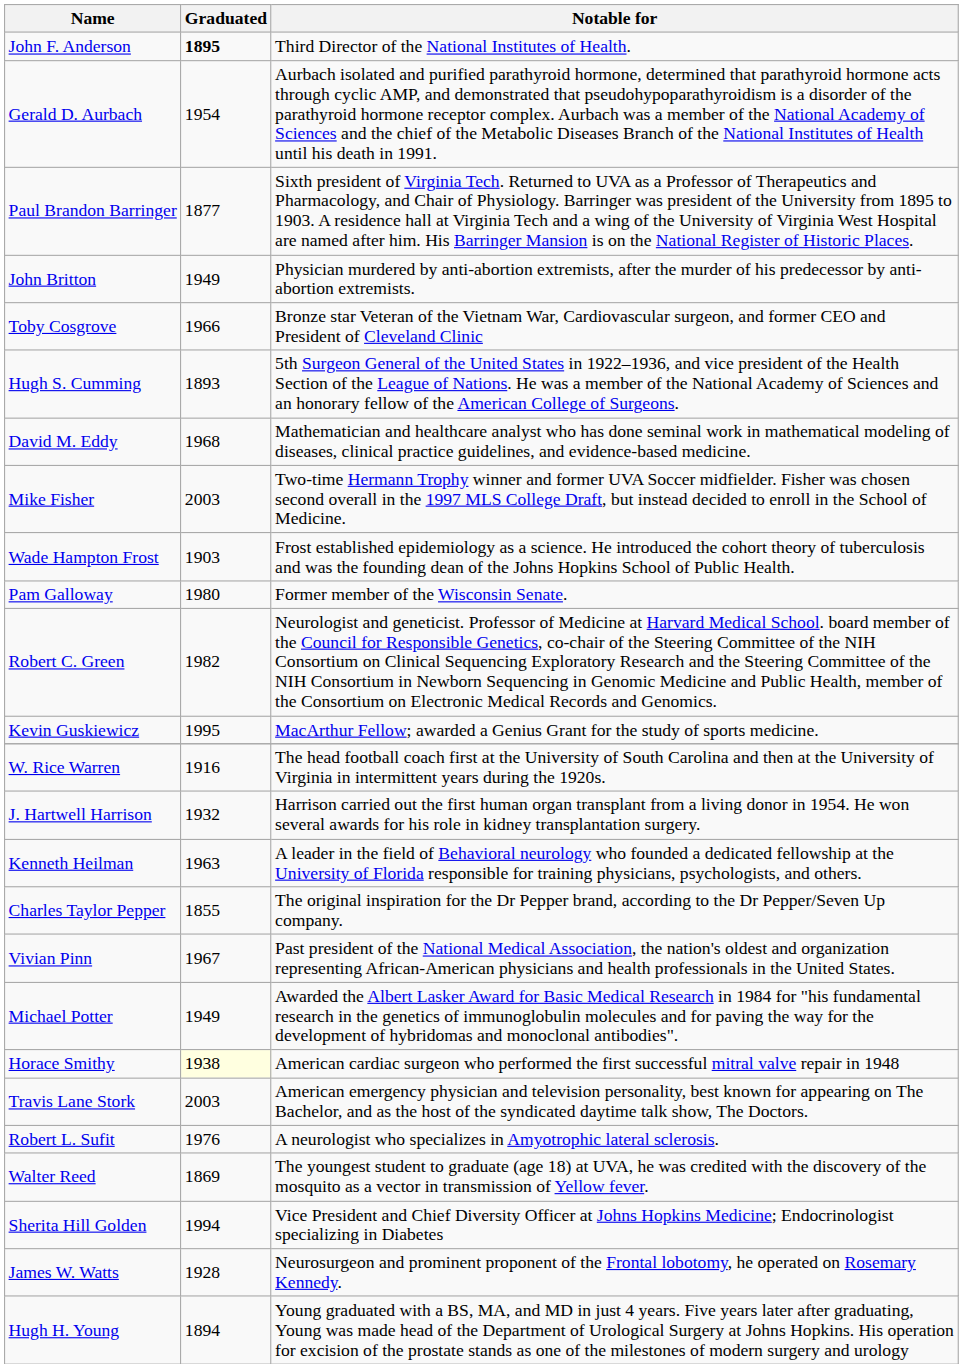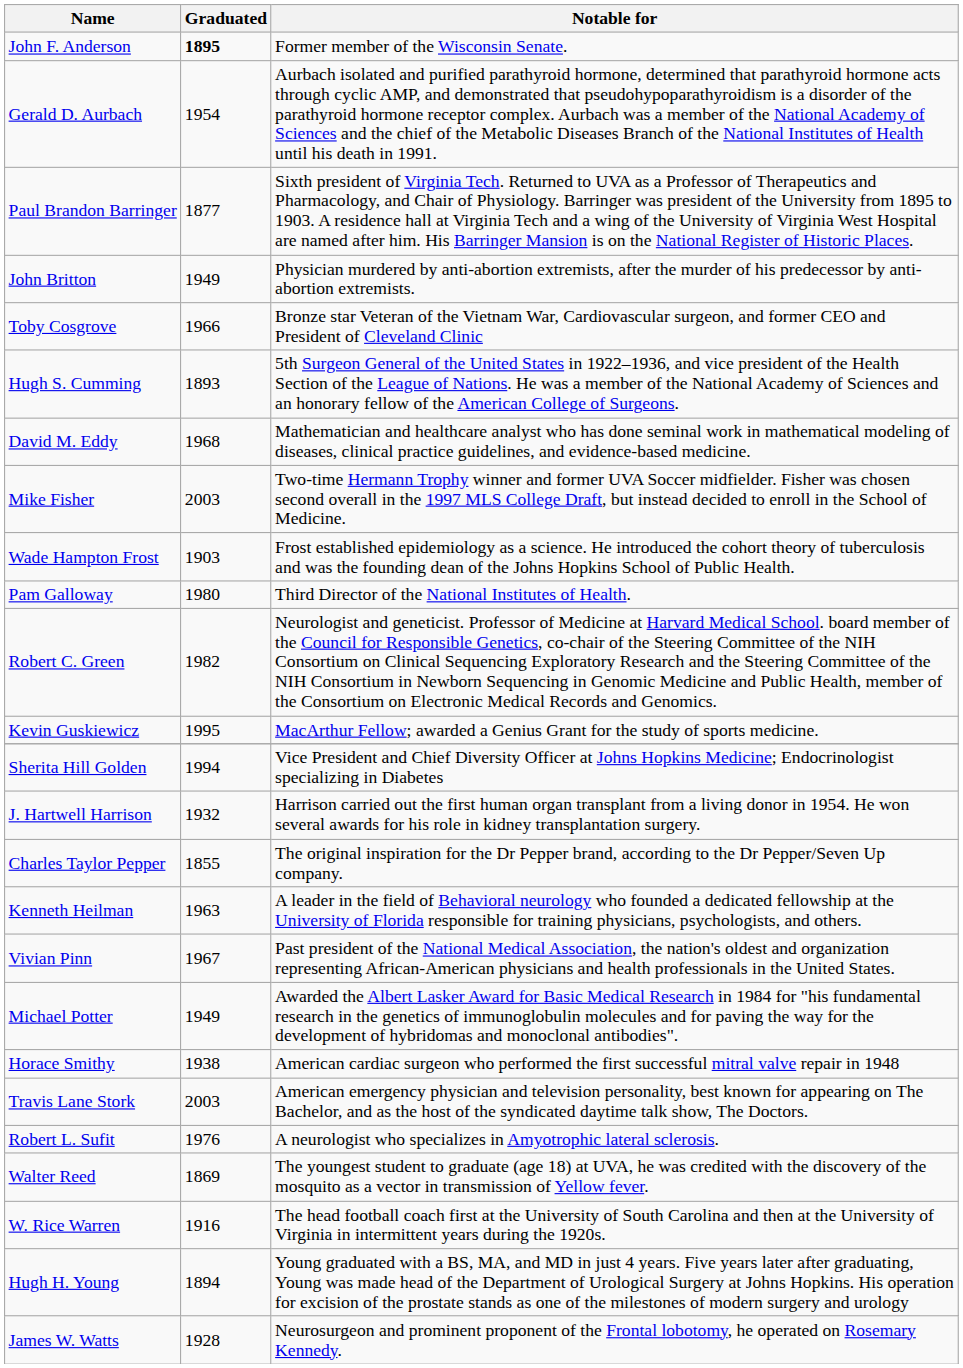(453, 46) Third Director of the National Institutes of Health. -> (421, 46) Former member of the Wisconsin Senate.
(421, 594) Former member of the Wisconsin Senate. -> (453, 594) Third Director of the National Institutes of Health.
rows swapped: (78, 1224) <-> (64, 767)
rows swapped: (71, 862) <-> (87, 910)
(202, 1063) lightyellow background -> (202, 1063) no background
rows swapped: (64, 1272) <-> (64, 1330)
